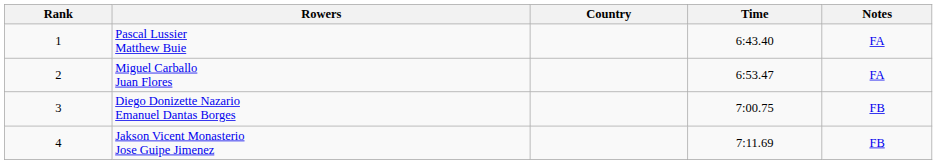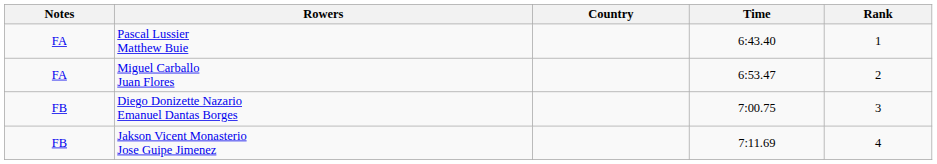columns swapped: (58, 14) <-> (877, 14)
